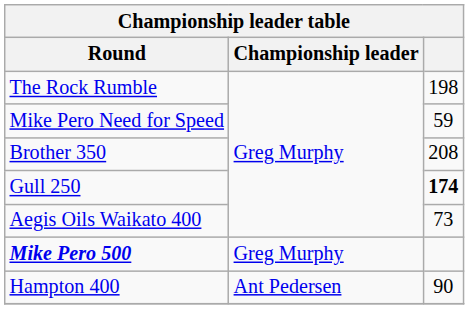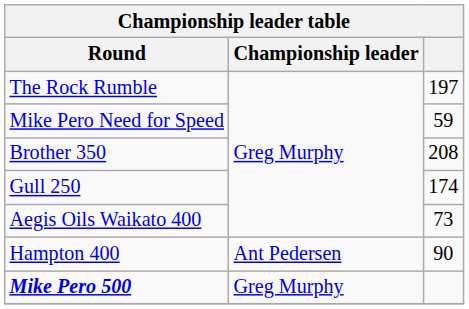(443, 87) 198 -> (443, 87) 197
(443, 186) bold -> (443, 186) normal
rows swapped: (65, 286) <-> (70, 253)
